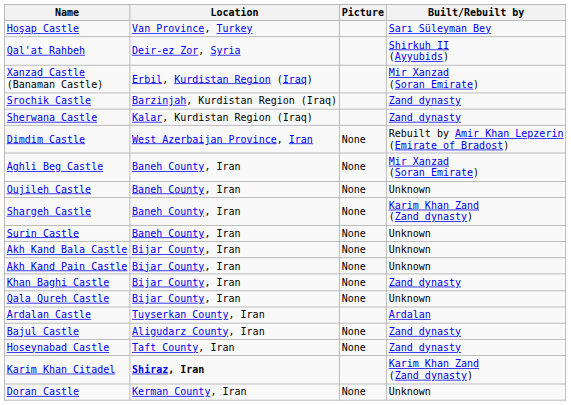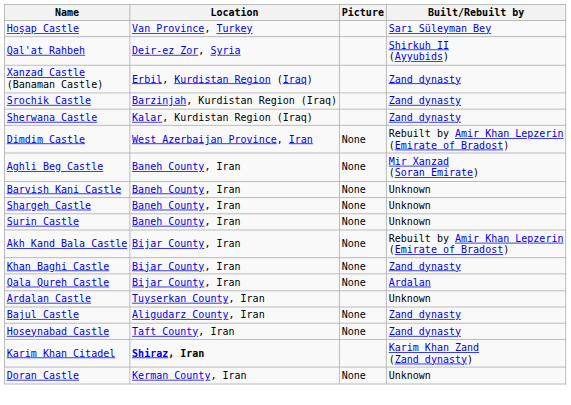(434, 79) Mir Xanzad (Soran Emirate) -> (425, 79) Zand dynasty
+ row: (64, 189)
- row: (49, 189)
(434, 211) Karim Khan Zand (Zand dynasty) -> (410, 206) Unknown
(410, 250) Unknown -> (476, 244) Rebuilt by Amir Khan Lepzerin (Emirate of Bradost)
- row: (67, 266)
(410, 299) Unknown -> (410, 282) Ardalan
(410, 315) Ardalan -> (410, 299) Unknown
